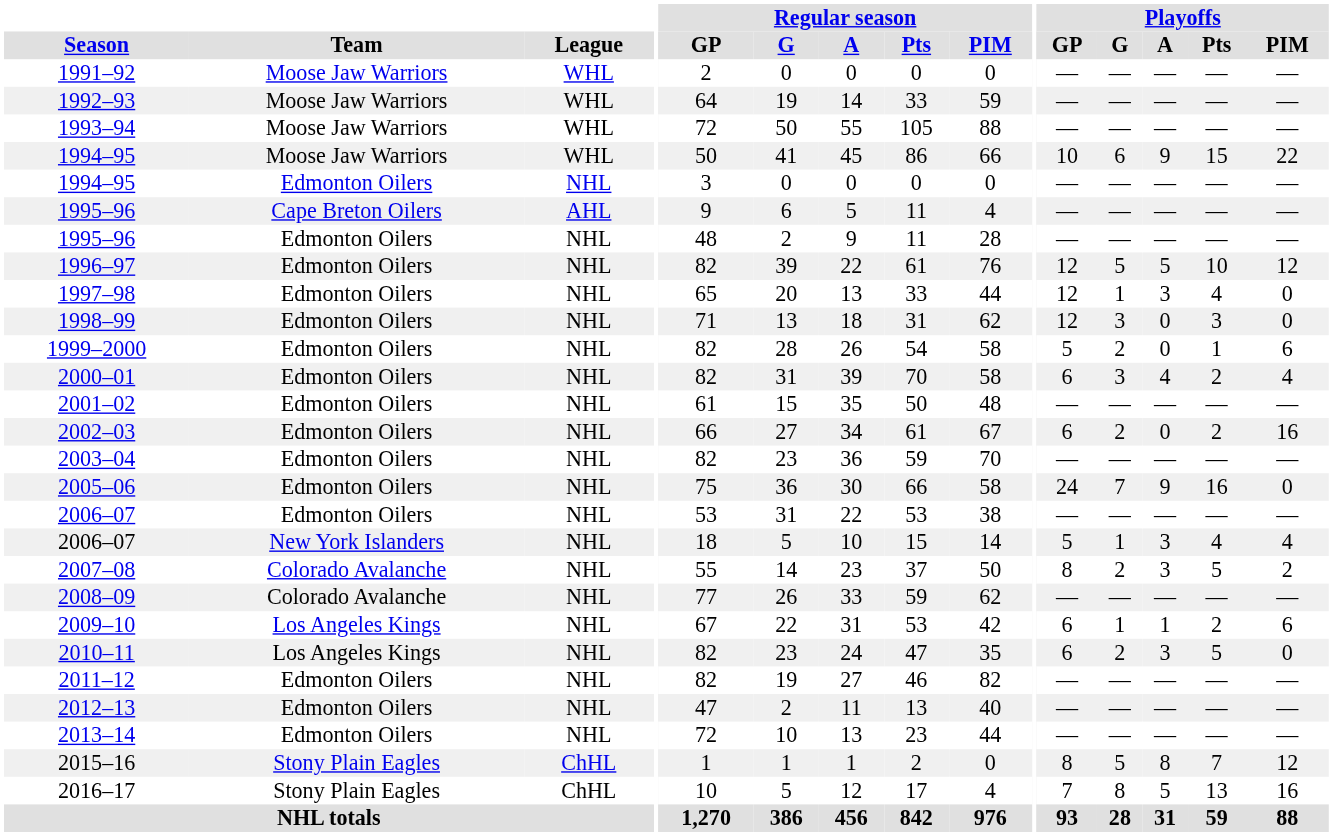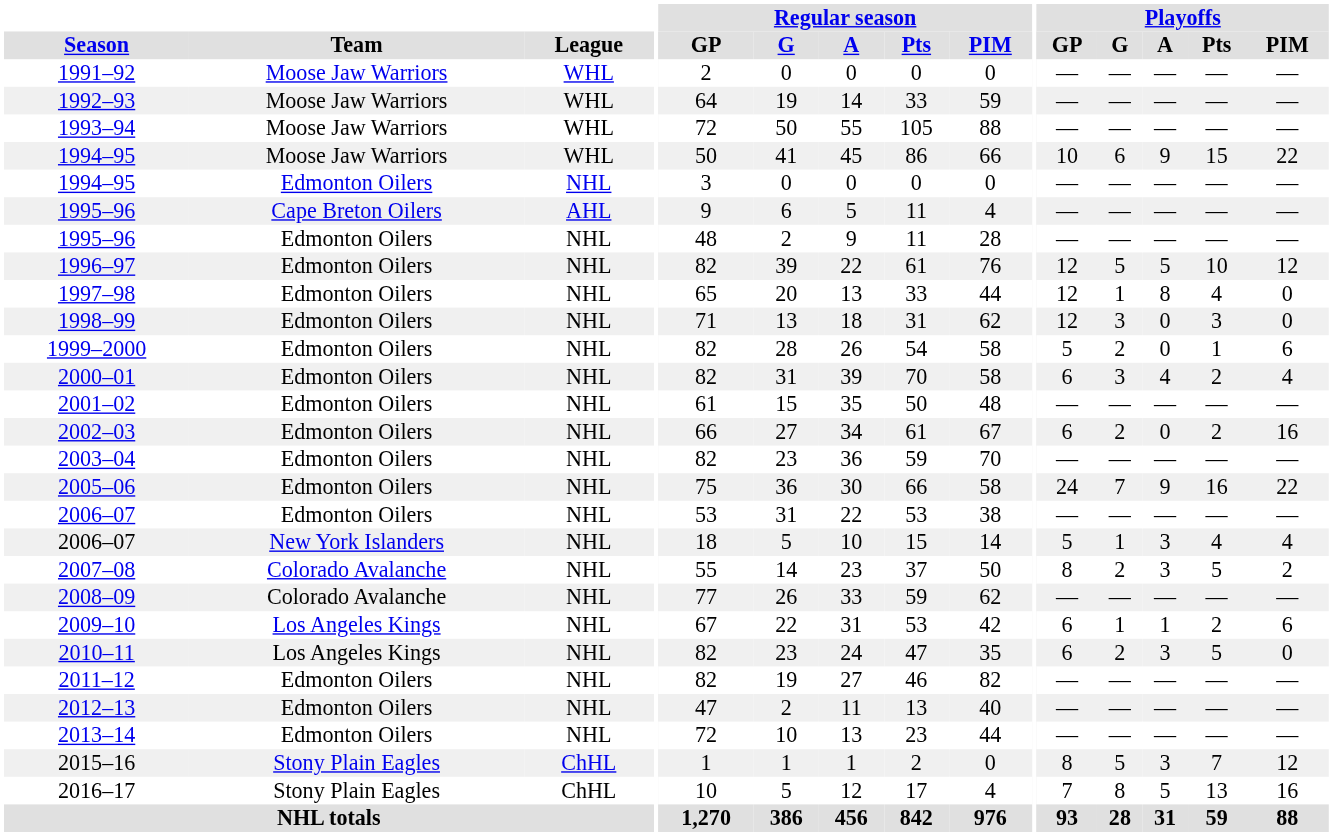(1165, 293) 3 -> (1165, 293) 8
(1287, 486) 0 -> (1287, 486) 22
(1165, 762) 8 -> (1165, 762) 3
